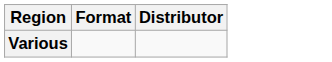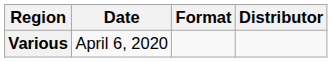+ column: (122, 17)
